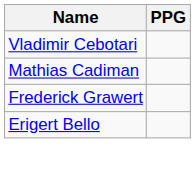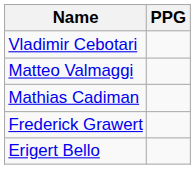+ row: (71, 71)
